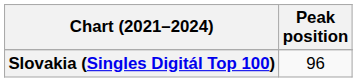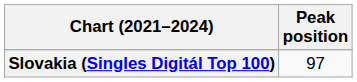(315, 63) 96 -> (315, 63) 97
